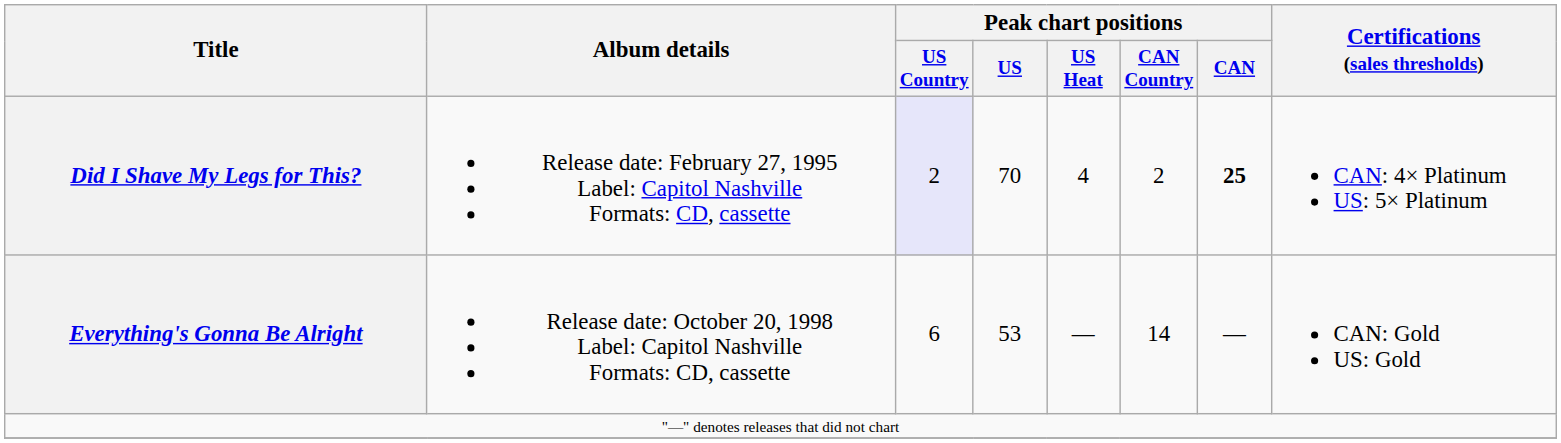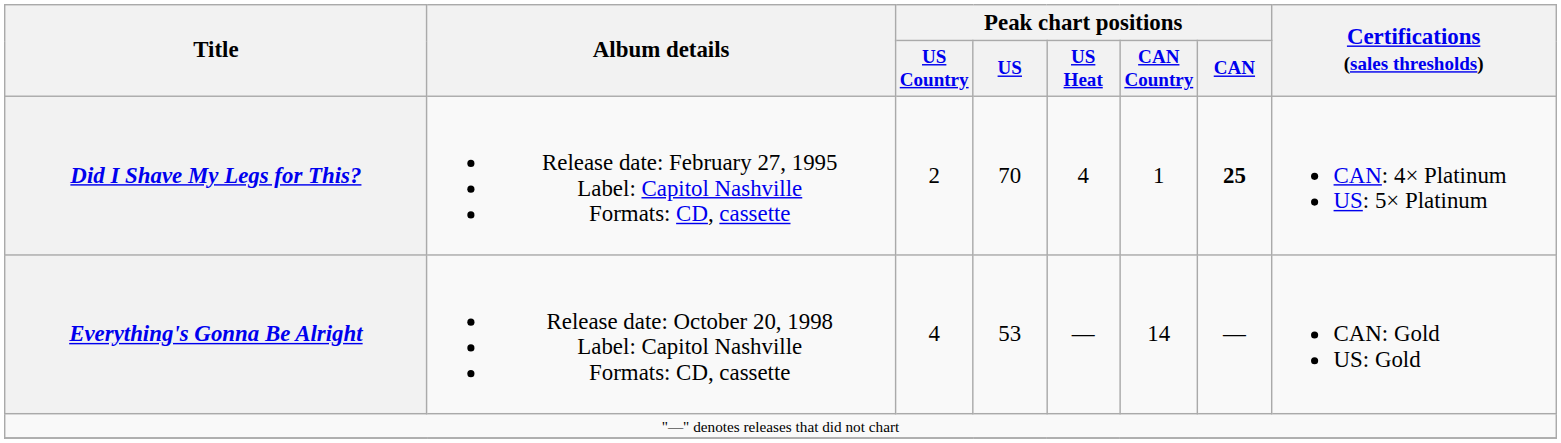(934, 175) lavender background -> (934, 175) no background
(1159, 175) 2 -> (1159, 175) 1
(934, 334) 6 -> (934, 334) 4
